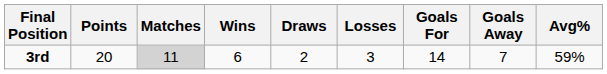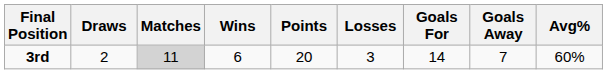columns swapped: (104, 25) <-> (304, 25)
(570, 57) 59% -> (570, 57) 60%
